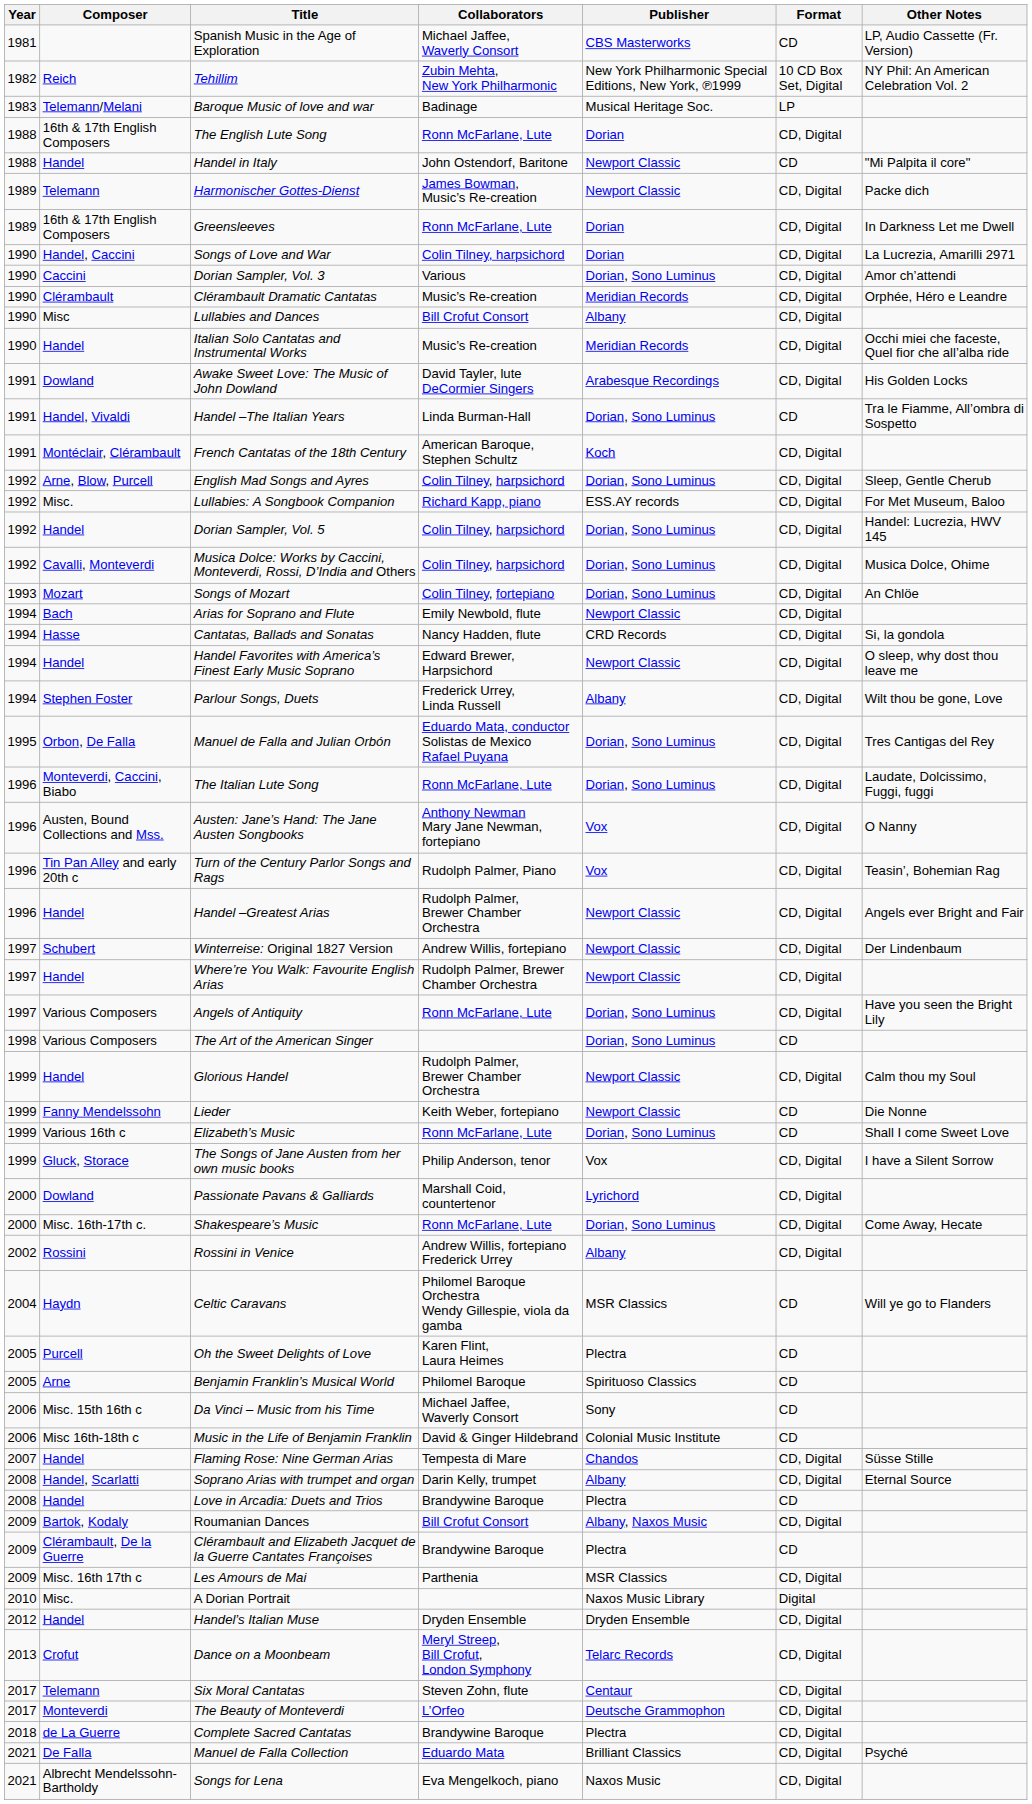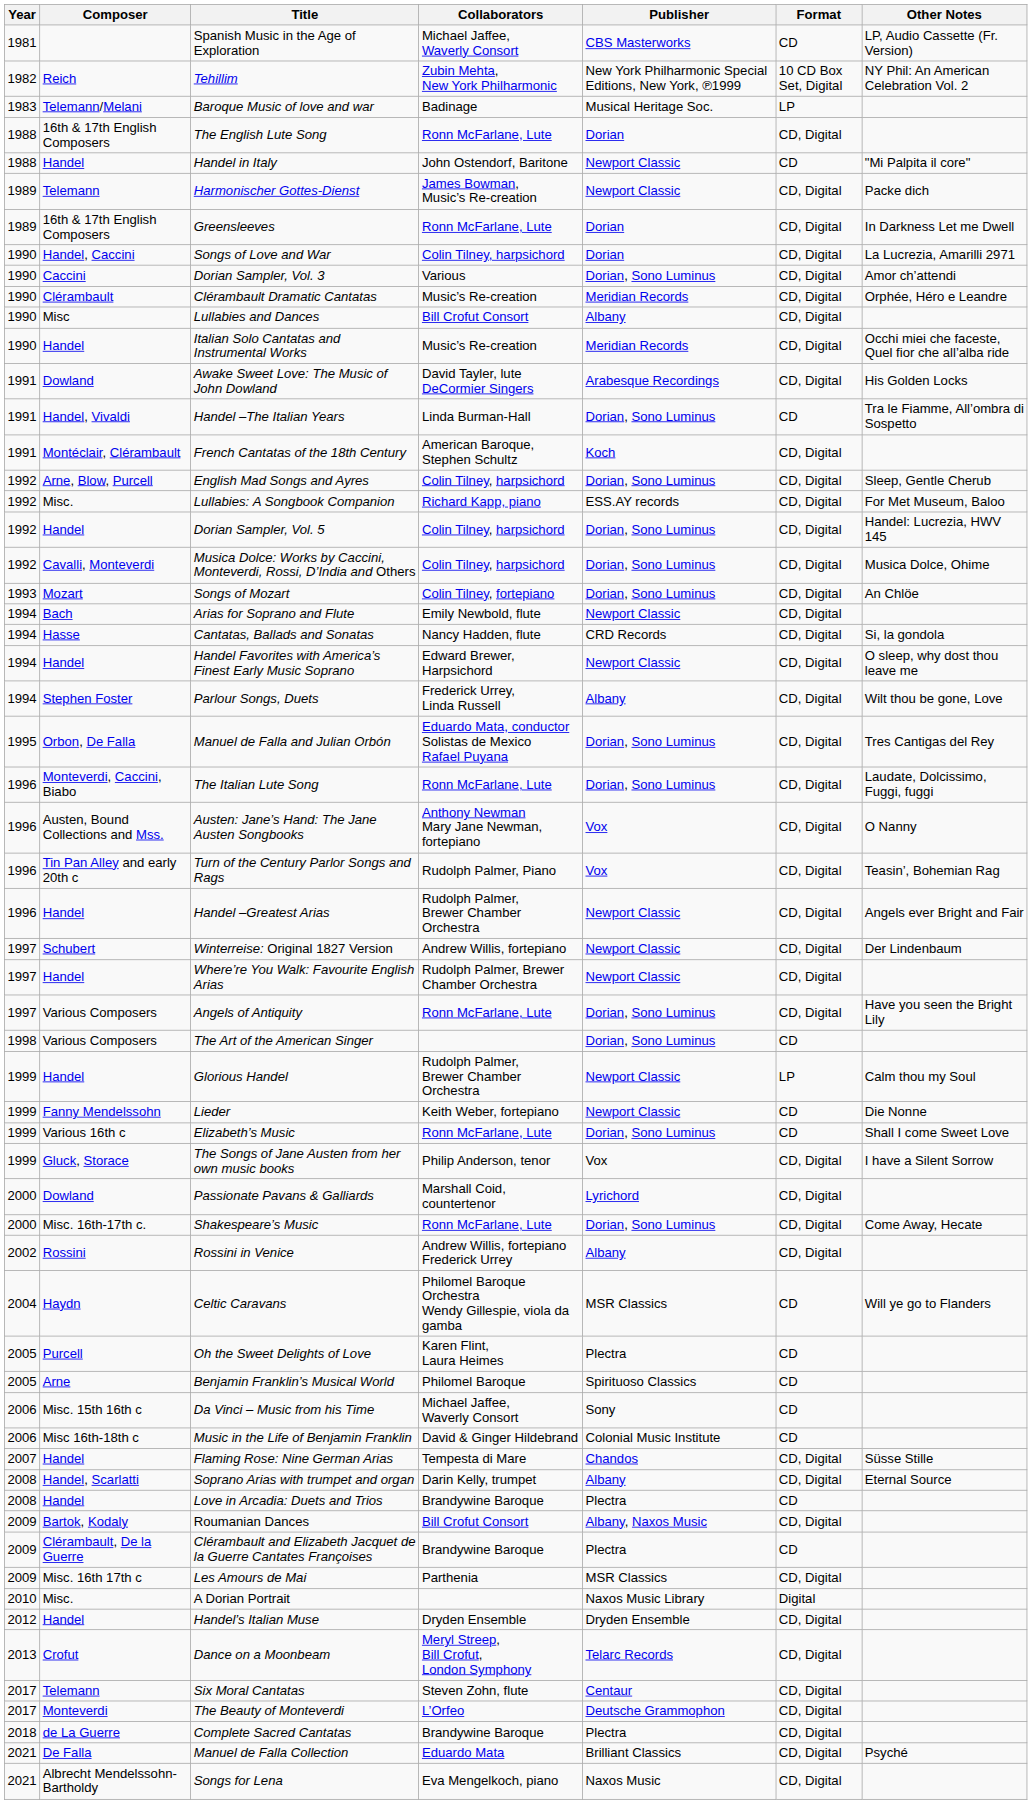(810, 1076) CD, Digital -> (787, 1076) LP
